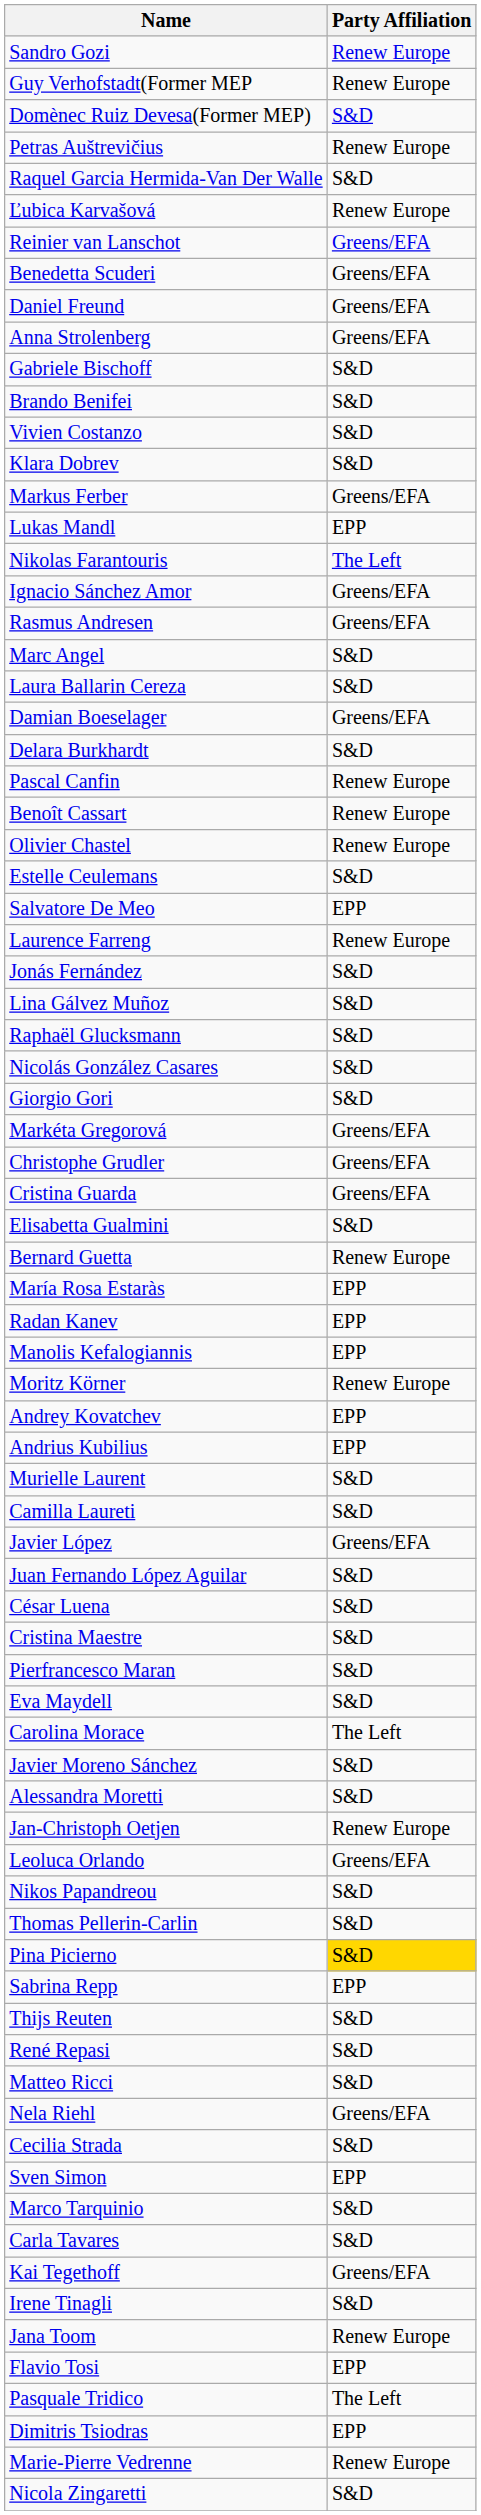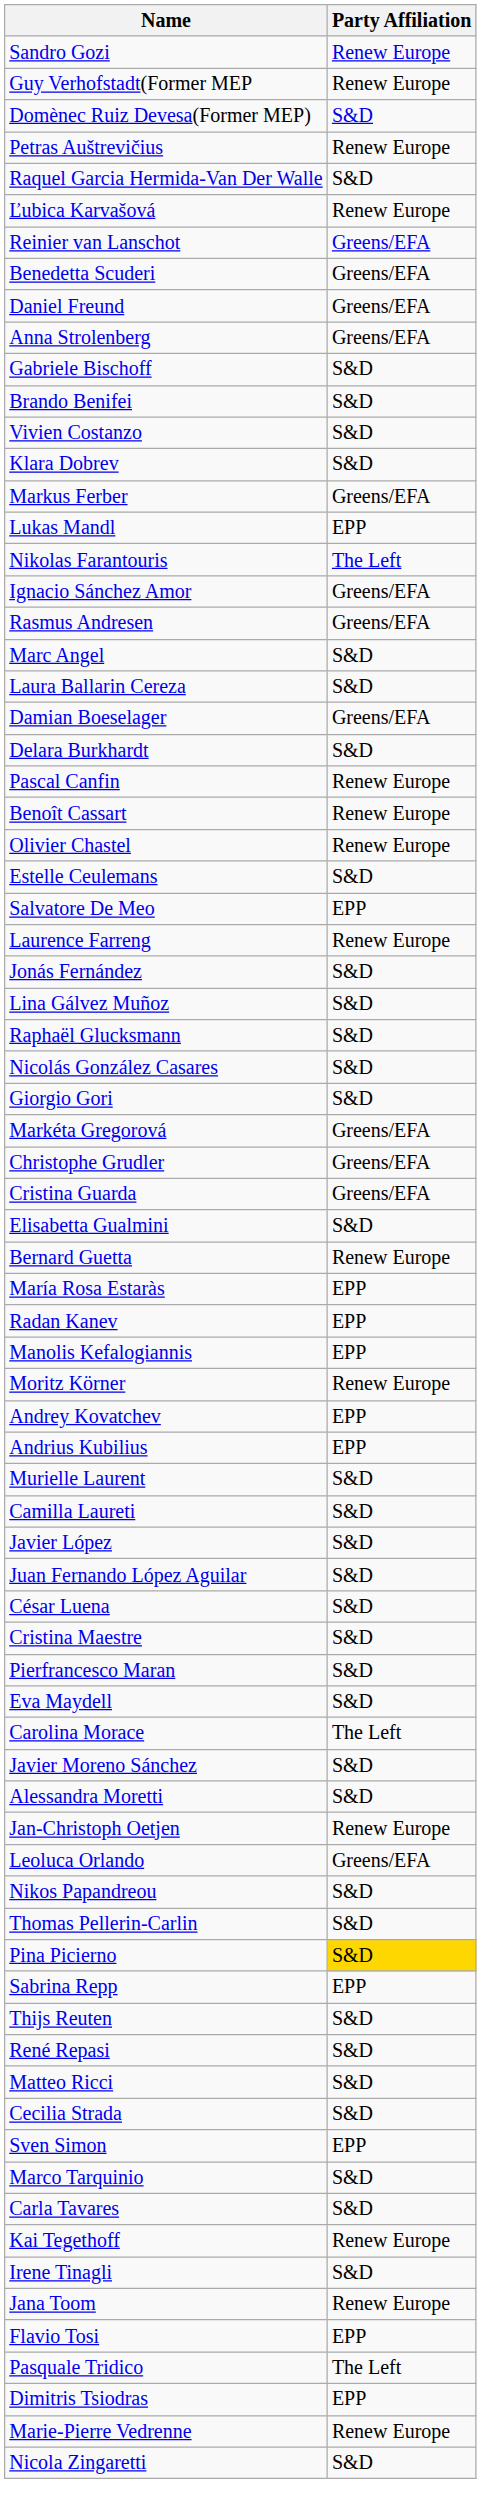(381, 1542) Greens/EFA -> (352, 1542) S&D
- row: (52, 2113)
(381, 2272) Greens/EFA -> (391, 2240) Renew Europe
